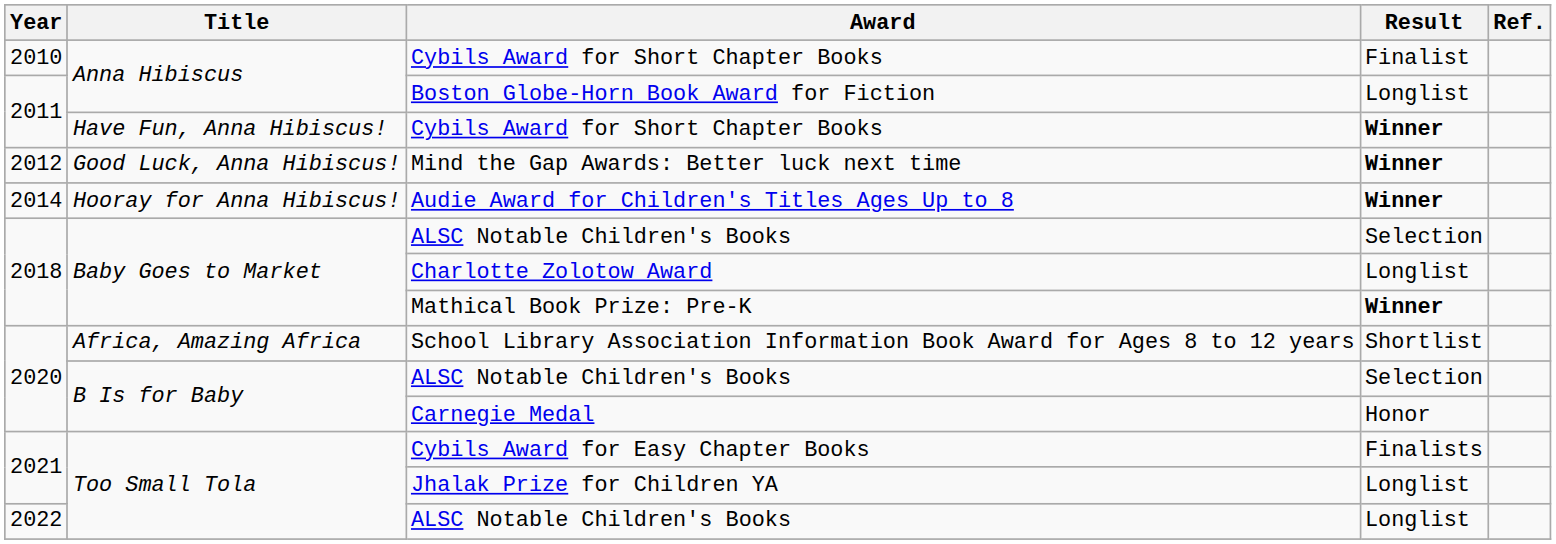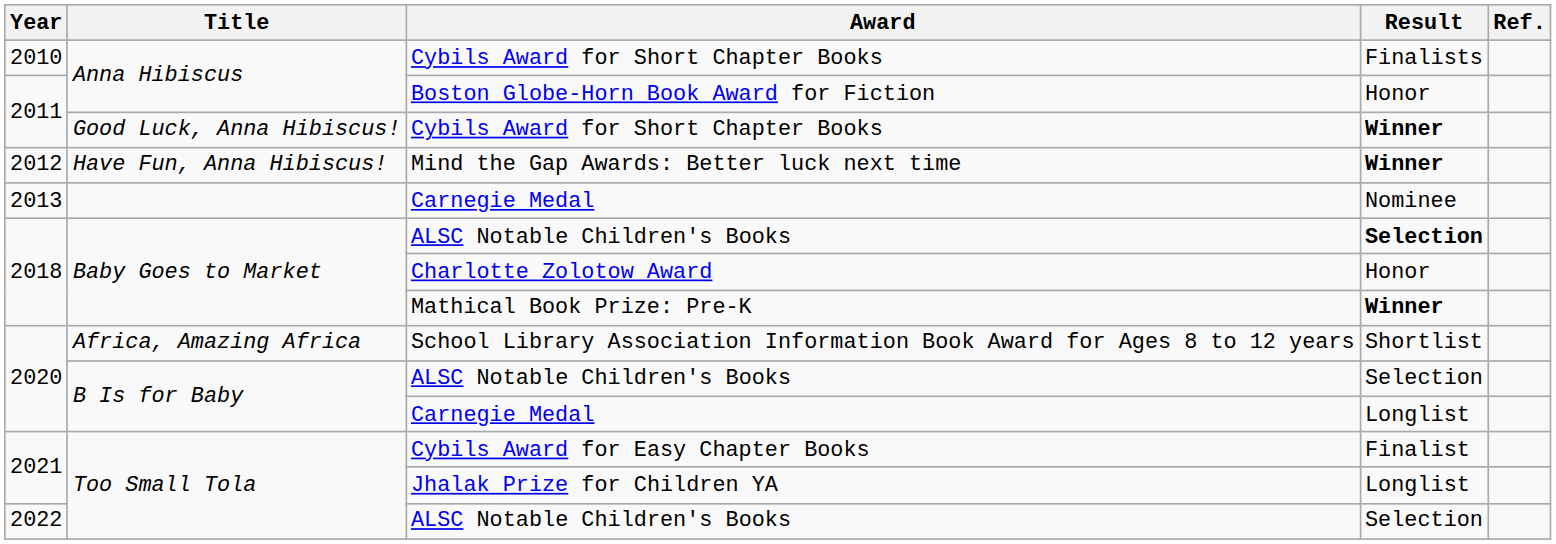(1417, 58) Finalist -> (1424, 58) Finalists
(1417, 94) Longlist -> (1398, 94) Honor
(230, 129) Have Fun, Anna Hibiscus! -> (237, 129) Good Luck, Anna Hibiscus!
(237, 165) Good Luck, Anna Hibiscus! -> (230, 165) Have Fun, Anna Hibiscus!
+ row: (36, 201)
- row: (36, 201)
(1424, 236) normal -> (1424, 236) bold
(1417, 272) Longlist -> (1398, 272) Honor
(1398, 414) Honor -> (1417, 414) Longlist
(1424, 450) Finalists -> (1417, 450) Finalist
(1417, 521) Longlist -> (1424, 521) Selection
